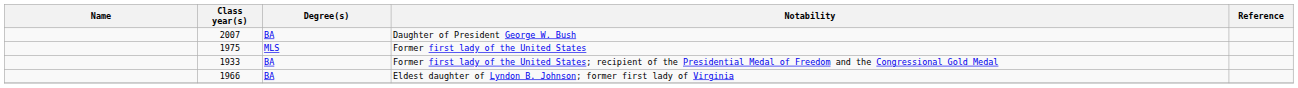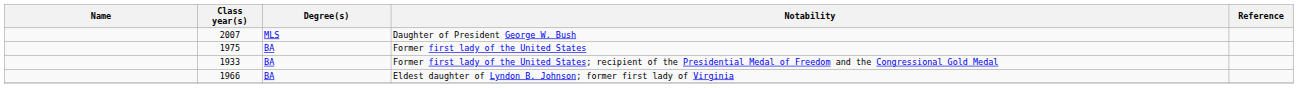(269, 35) BA -> (272, 35) MLS
(272, 49) MLS -> (269, 49) BA
